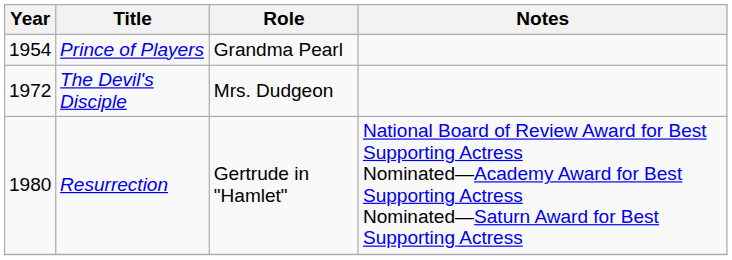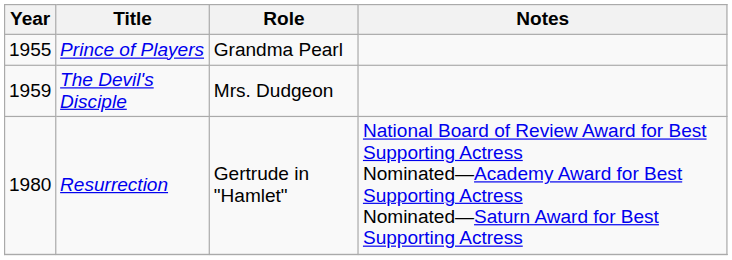(30, 49) 1954 -> (30, 49) 1955
(30, 90) 1972 -> (30, 90) 1959
